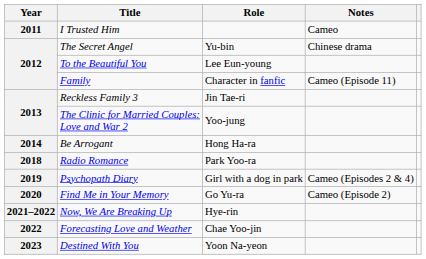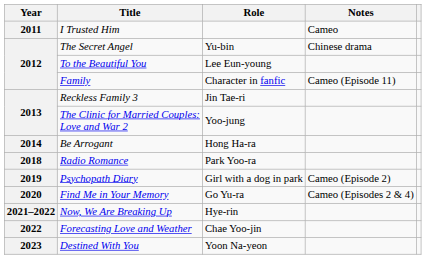(361, 178) Cameo (Episodes 2 & 4) -> (349, 178) Cameo (Episode 2)
(349, 195) Cameo (Episode 2) -> (361, 195) Cameo (Episodes 2 & 4)
